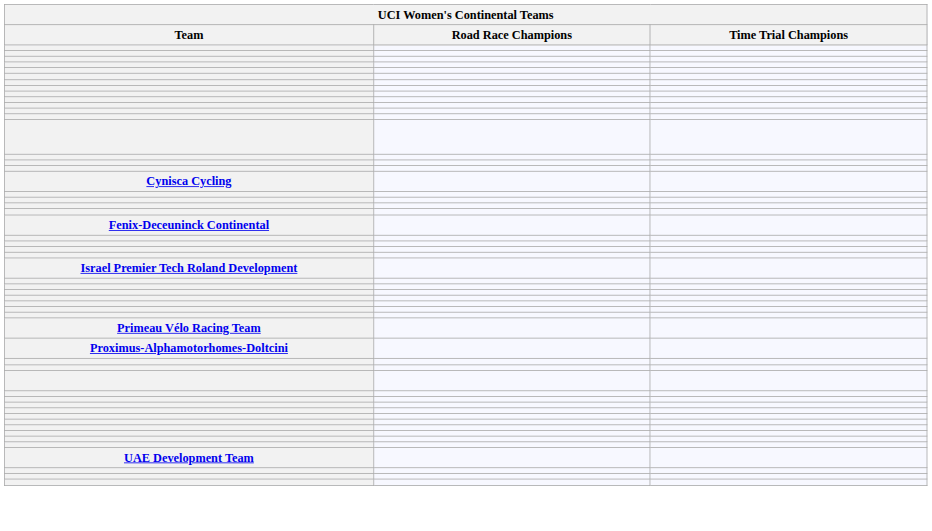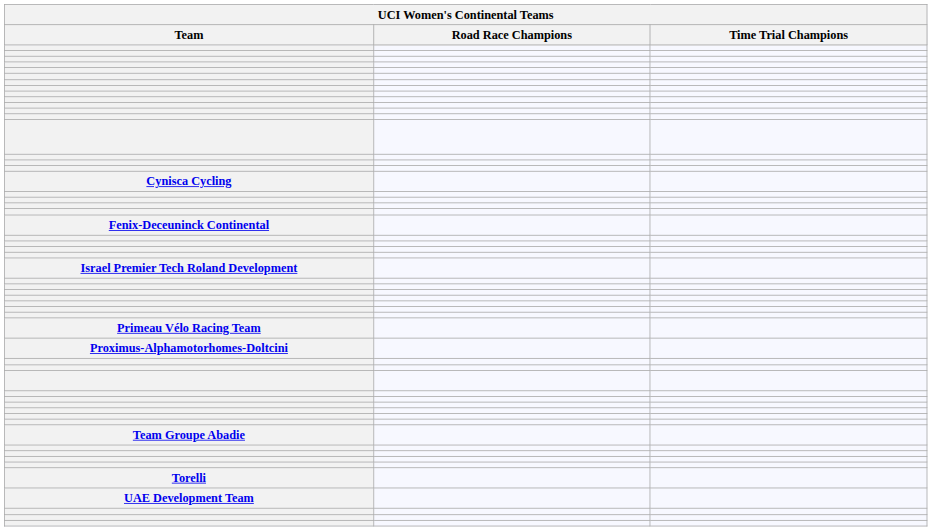+ row: (189, 435)
+ row: (189, 478)
